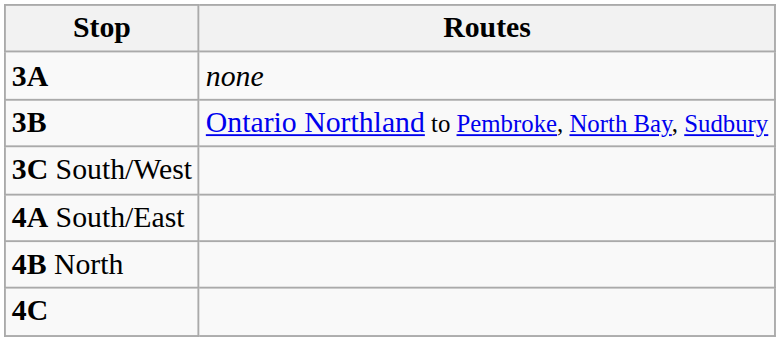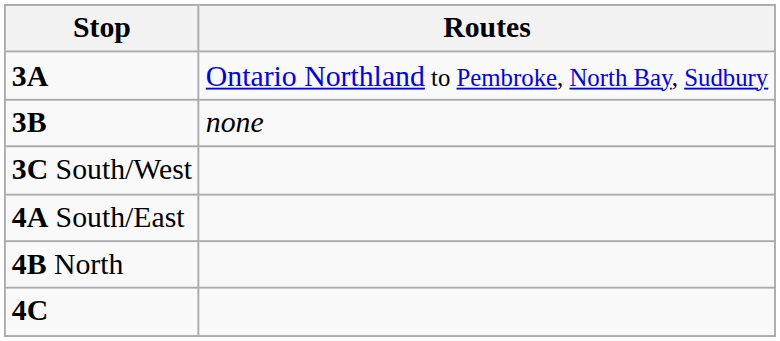(235, 75) none -> (487, 75) Ontario Northland to Pembroke, North Bay, Sudbury
(487, 122) Ontario Northland to Pembroke, North Bay, Sudbury -> (235, 122) none
